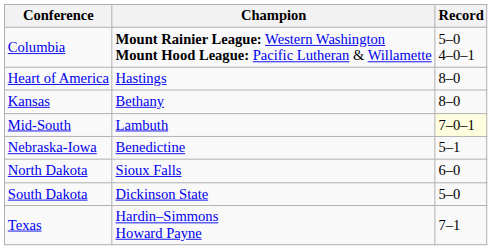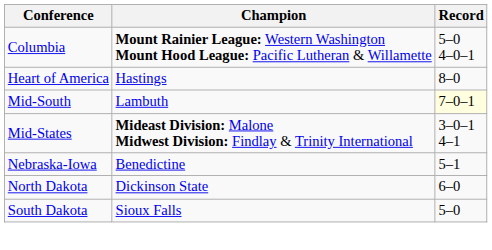- row: (29, 101)
+ row: (40, 132)
(149, 170) Sioux Falls -> (162, 187) Dickinson State
(162, 194) Dickinson State -> (149, 210) Sioux Falls
- row: (25, 225)
